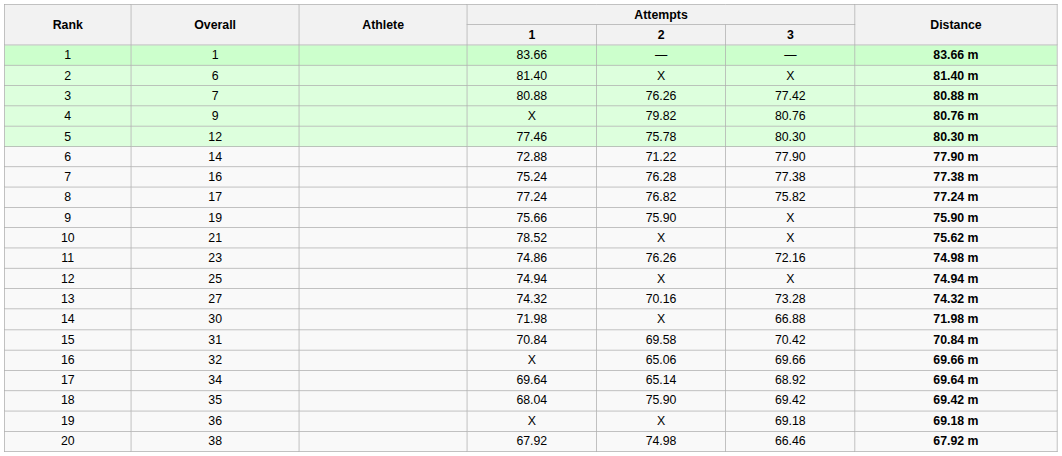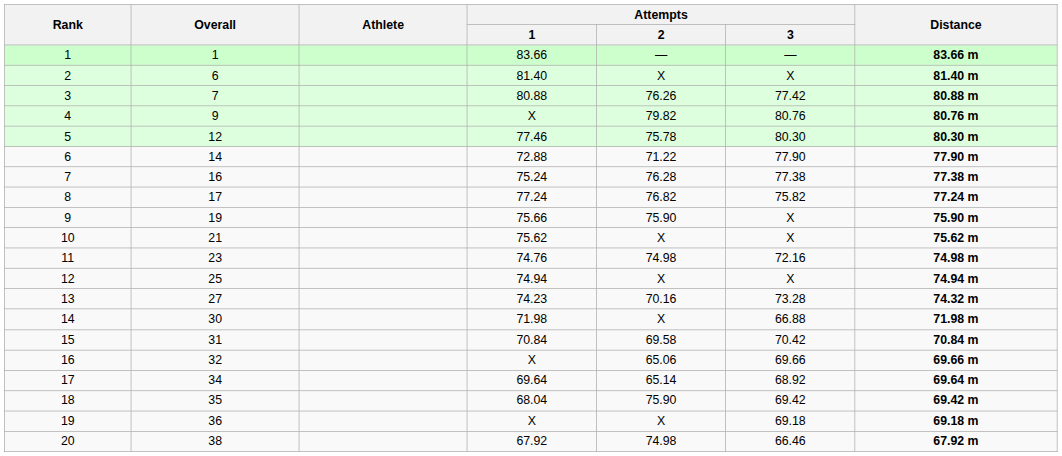(532, 237) 78.52 -> (532, 237) 75.62
(532, 258) 74.86 -> (532, 258) 74.76
(661, 258) 76.26 -> (661, 258) 74.98
(532, 298) 74.32 -> (532, 298) 74.23
